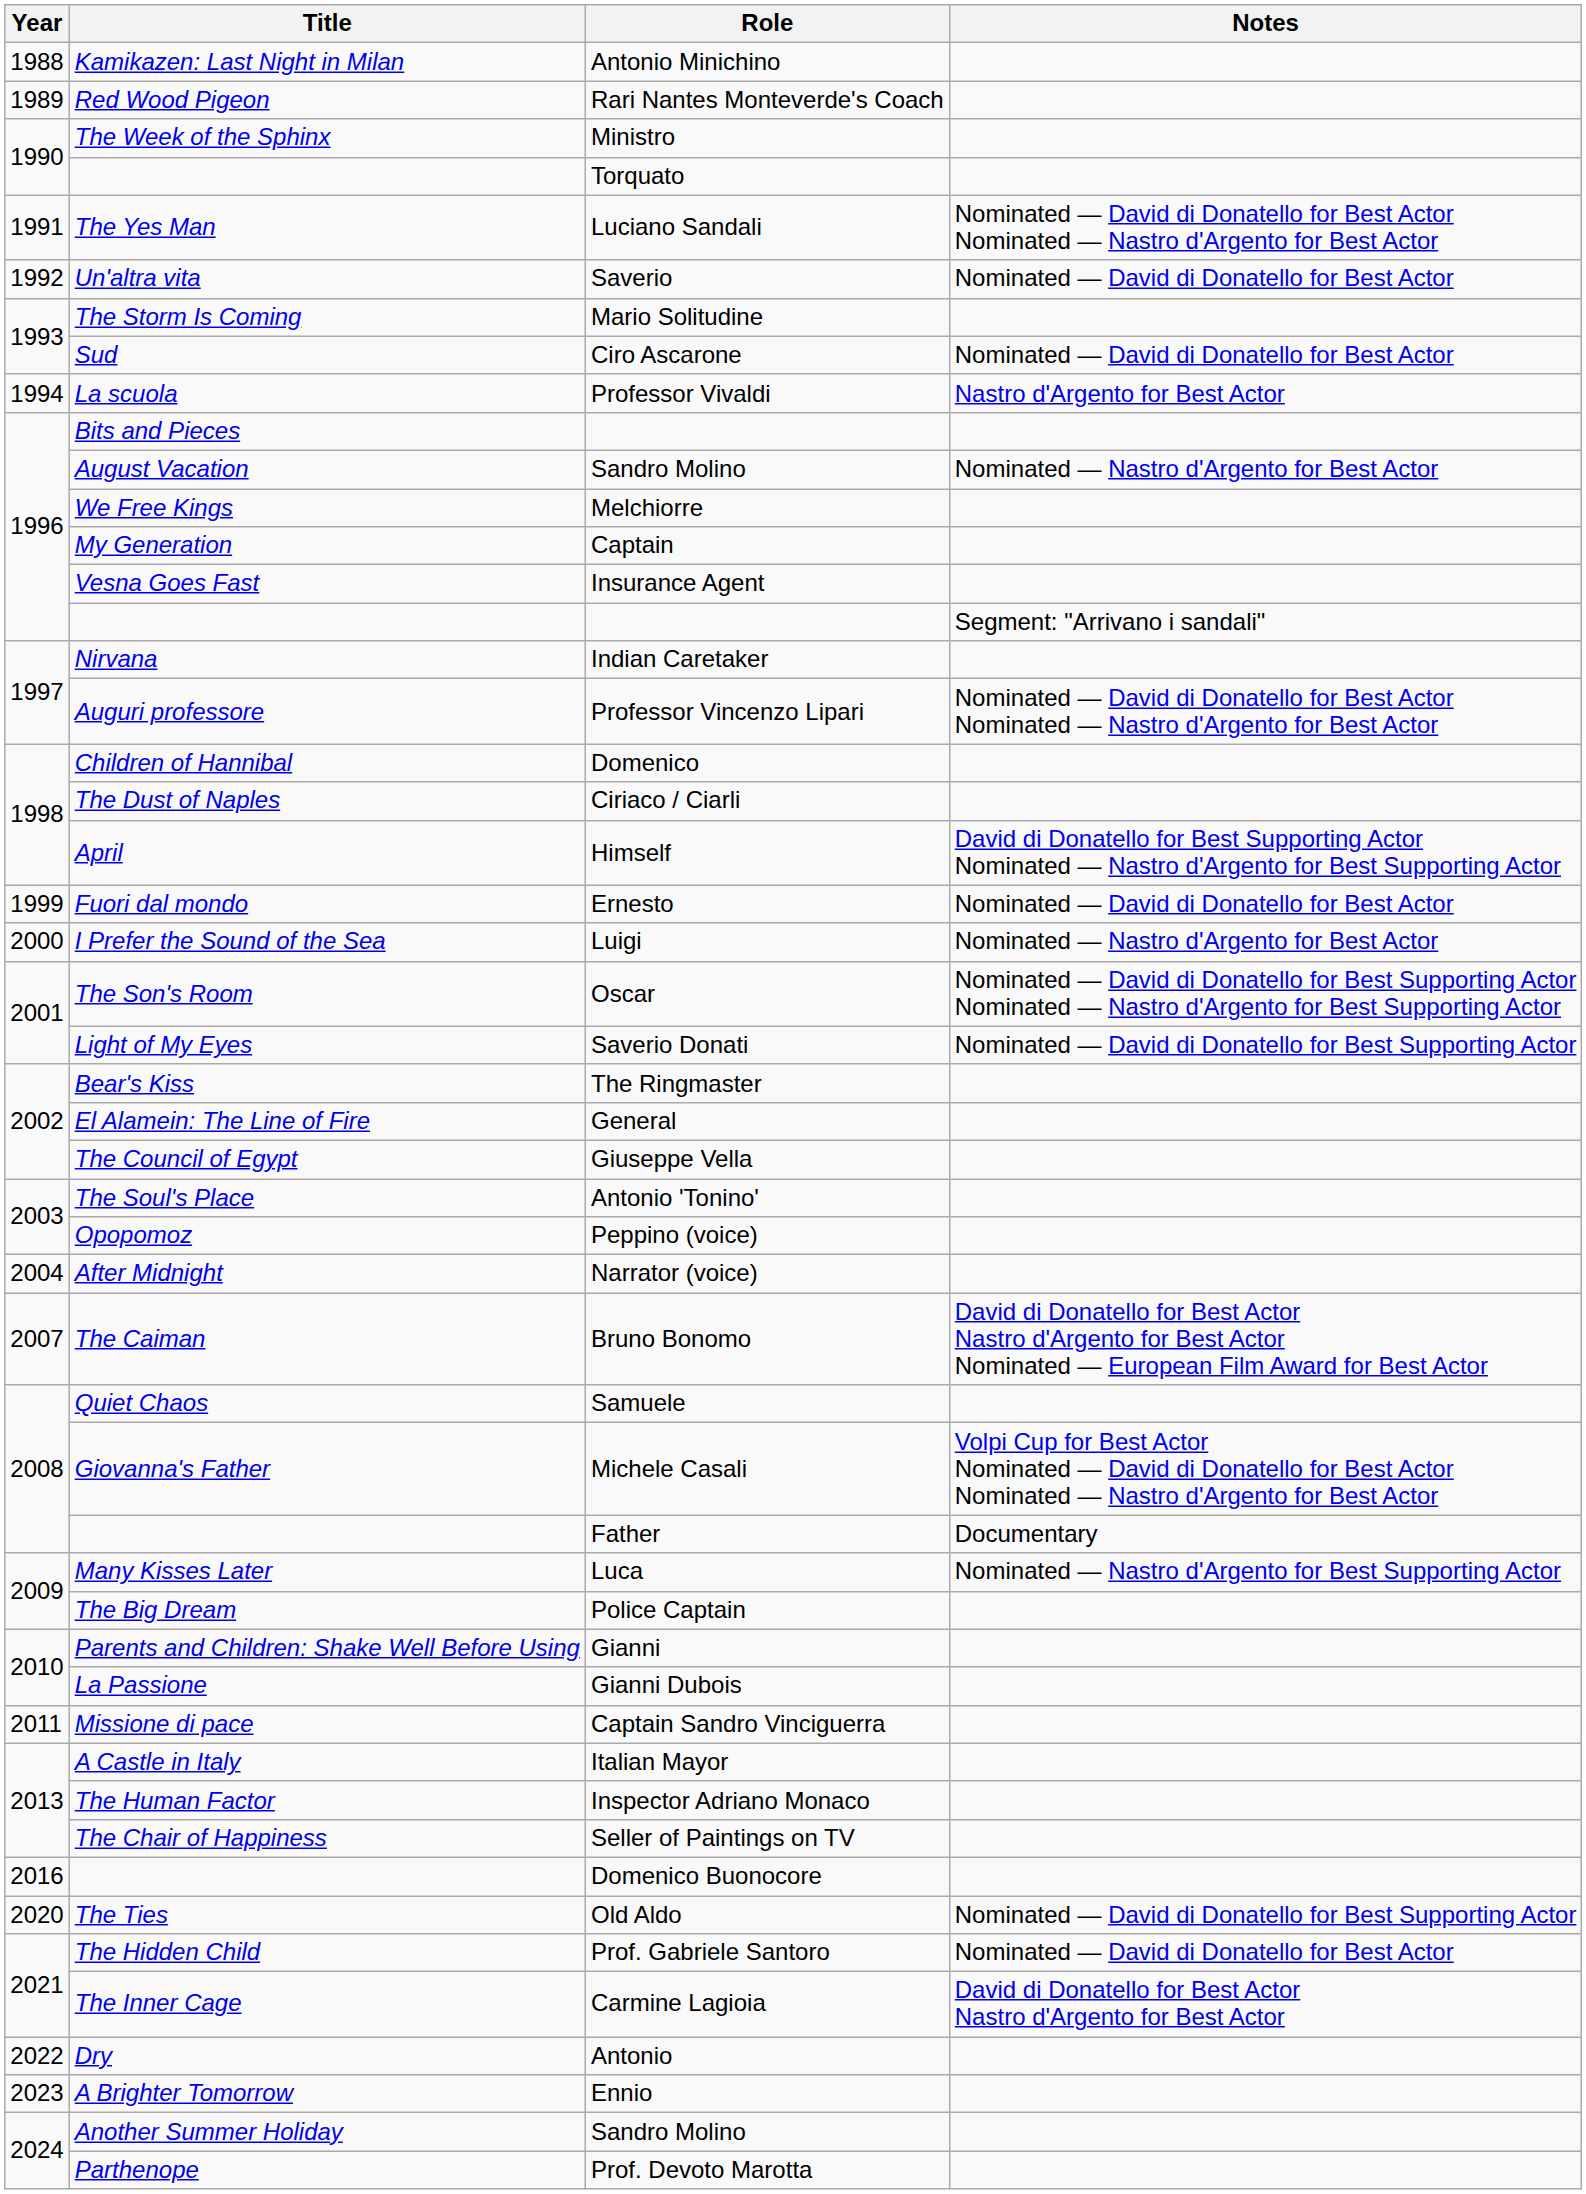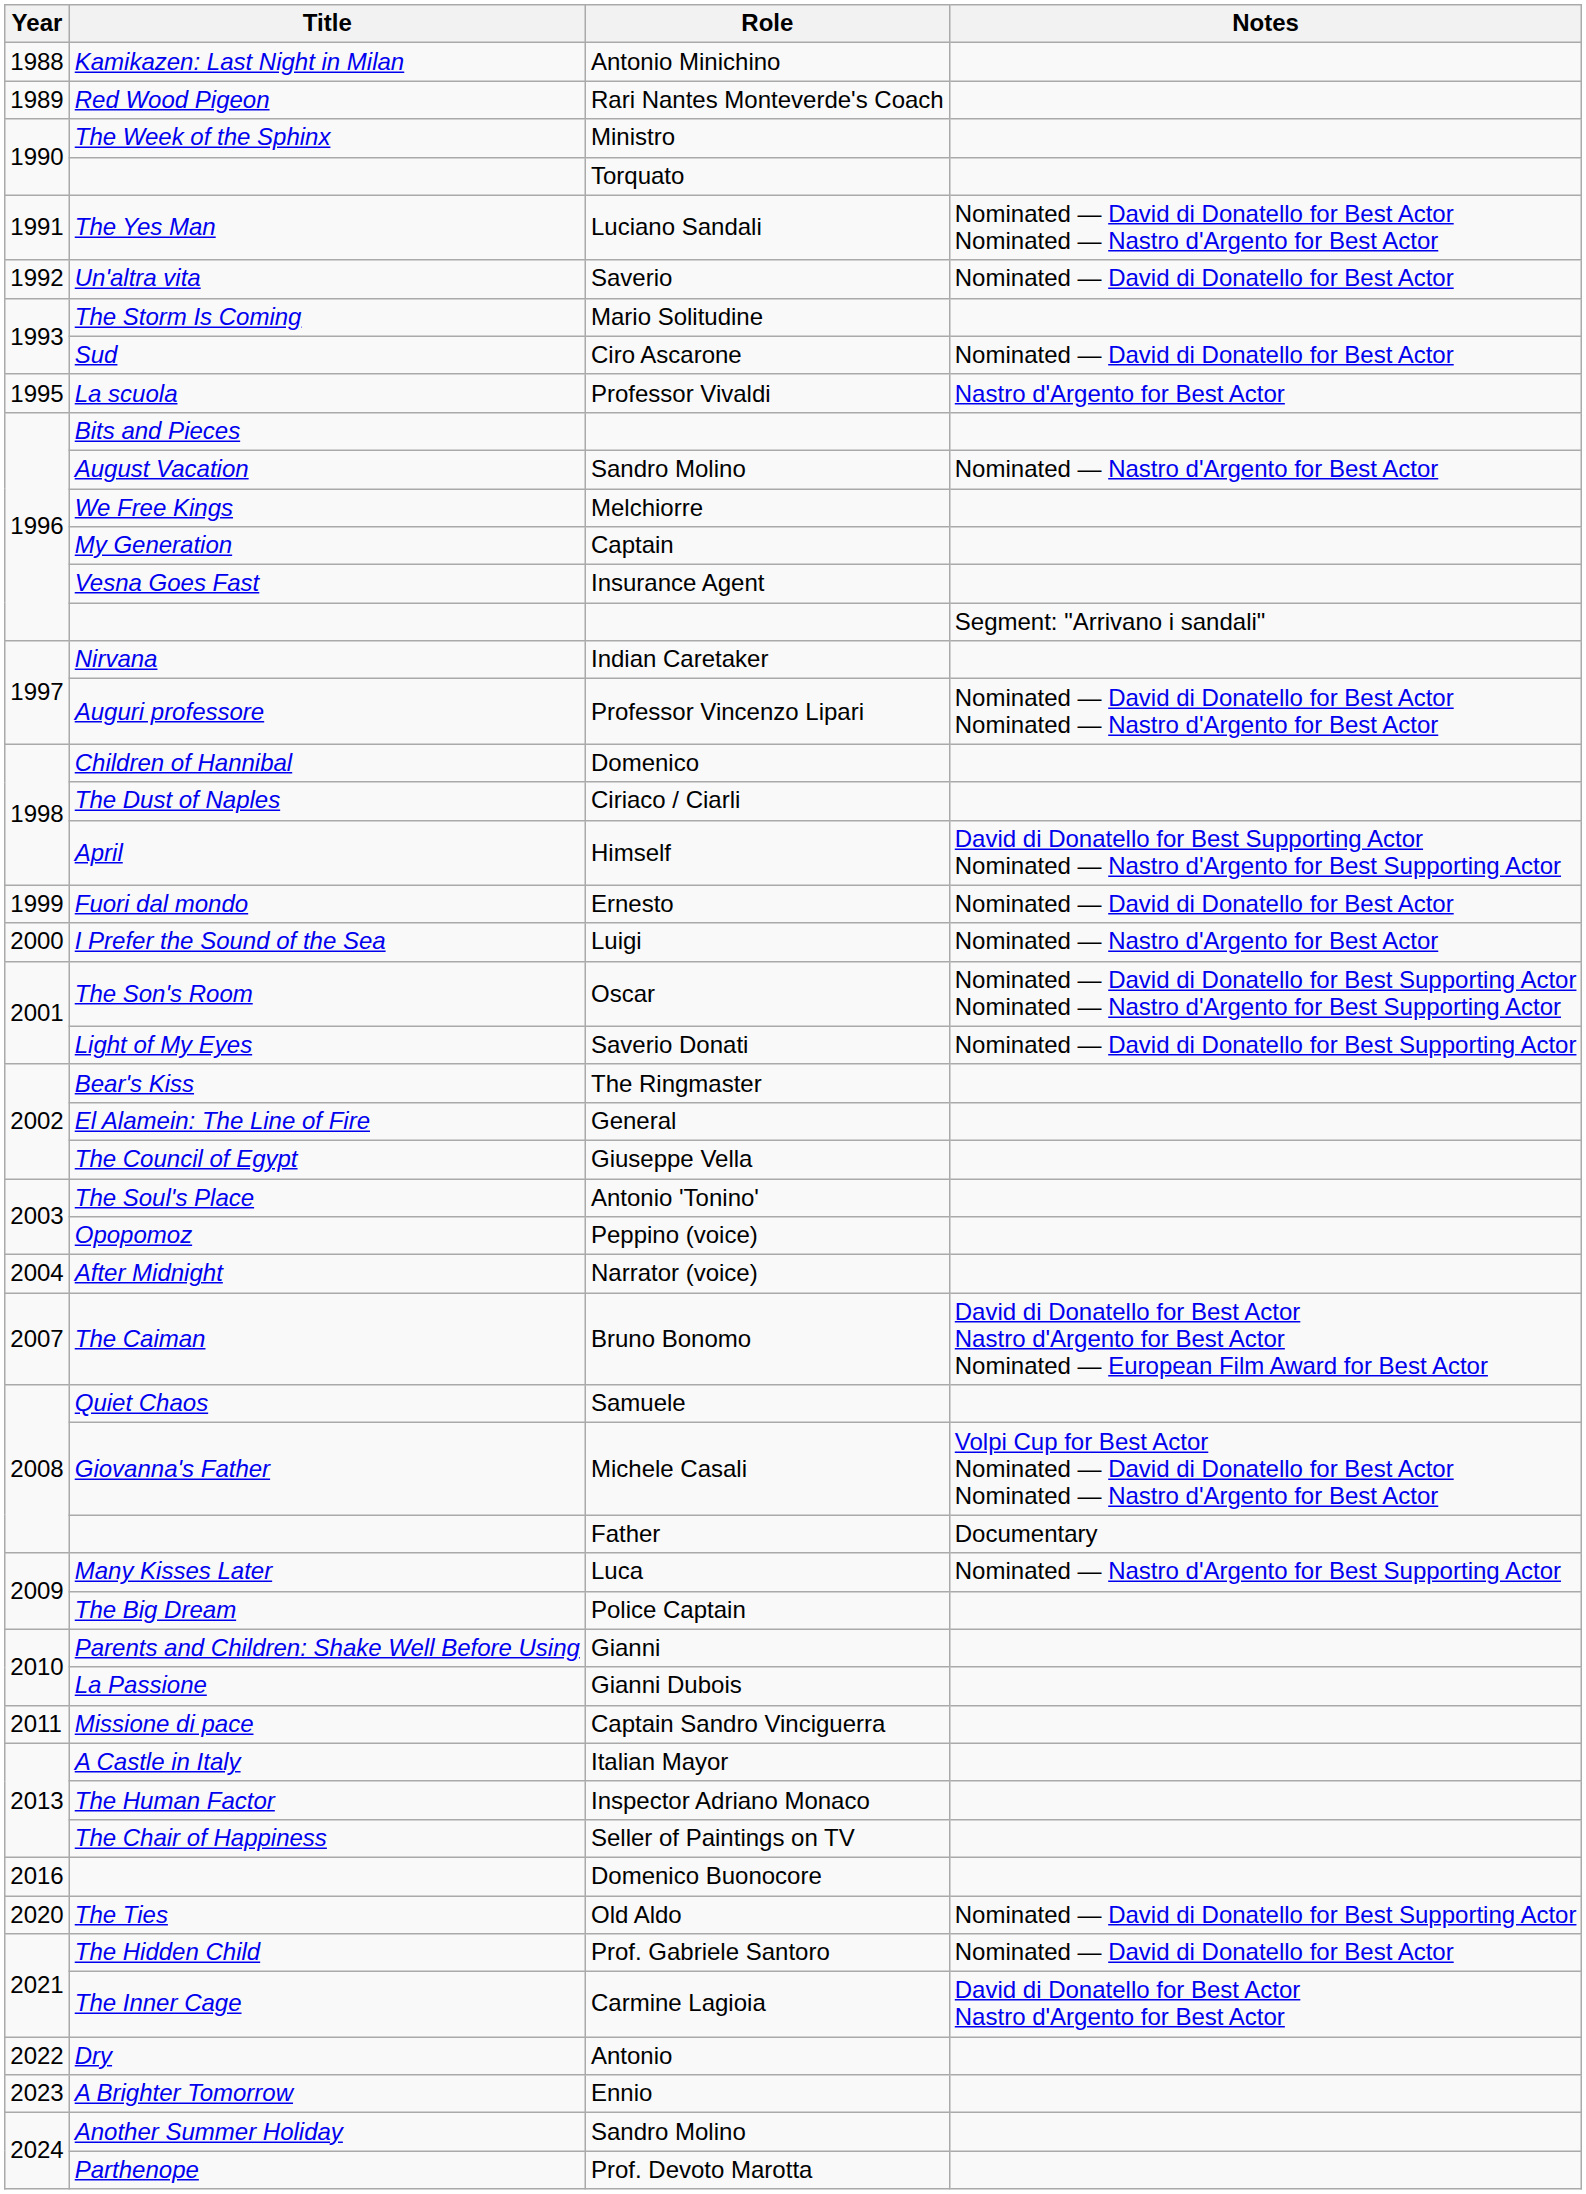(37, 393) 1994 -> (37, 393) 1995
